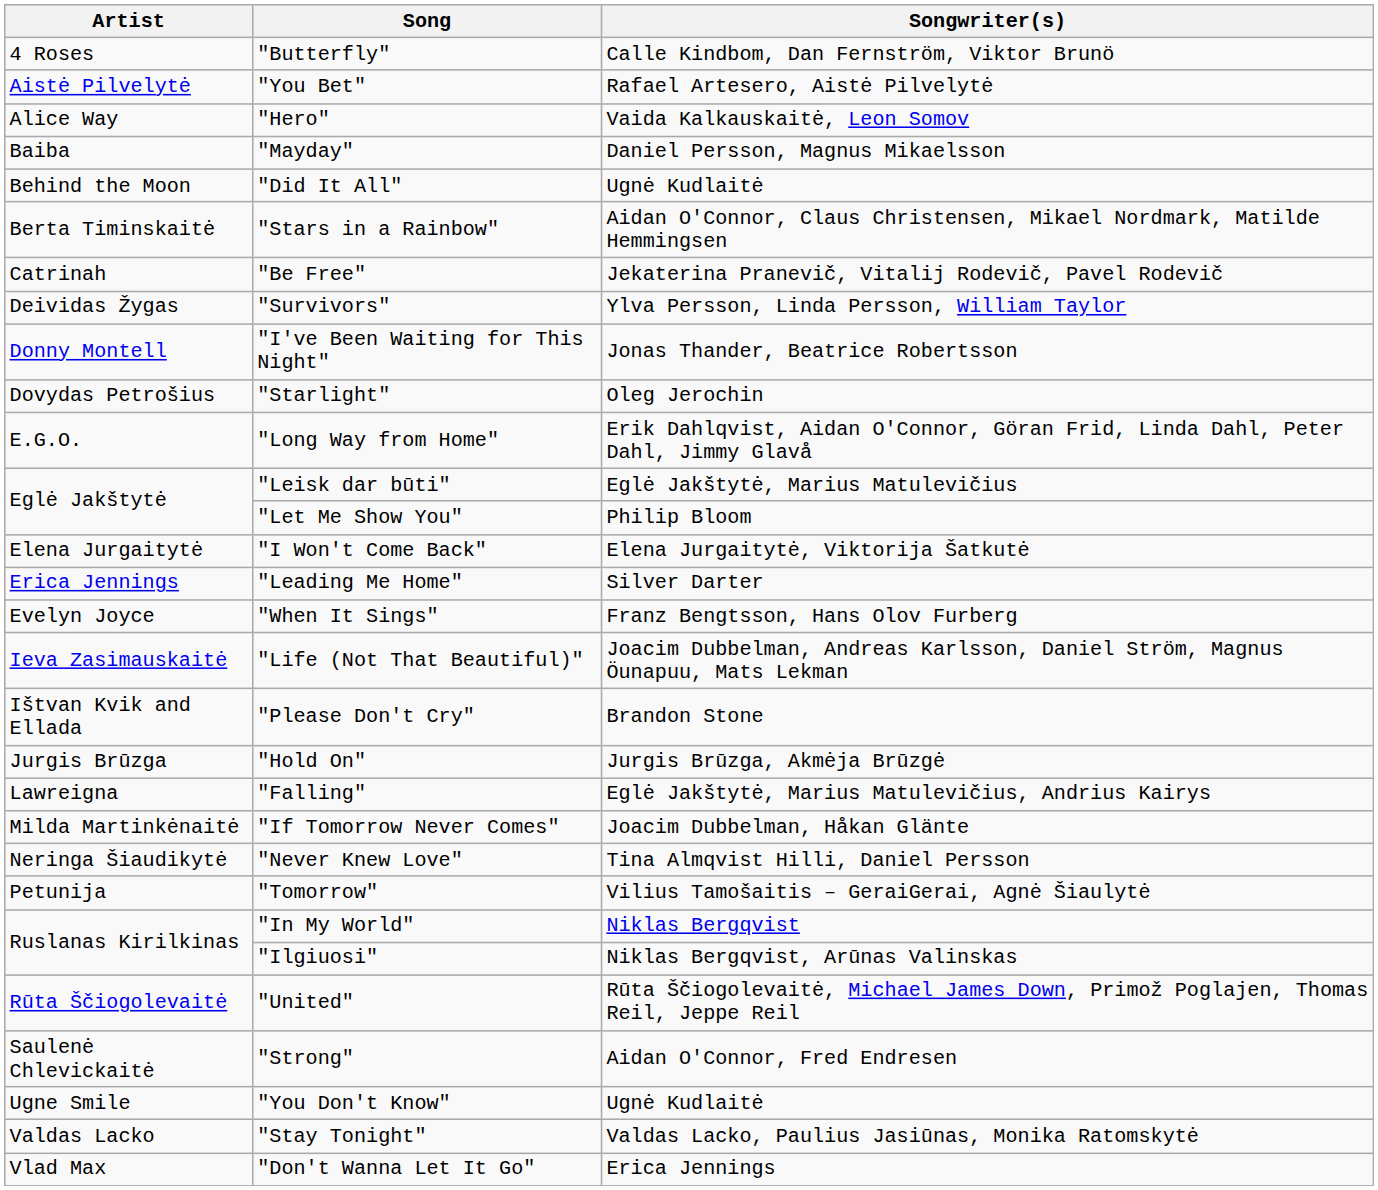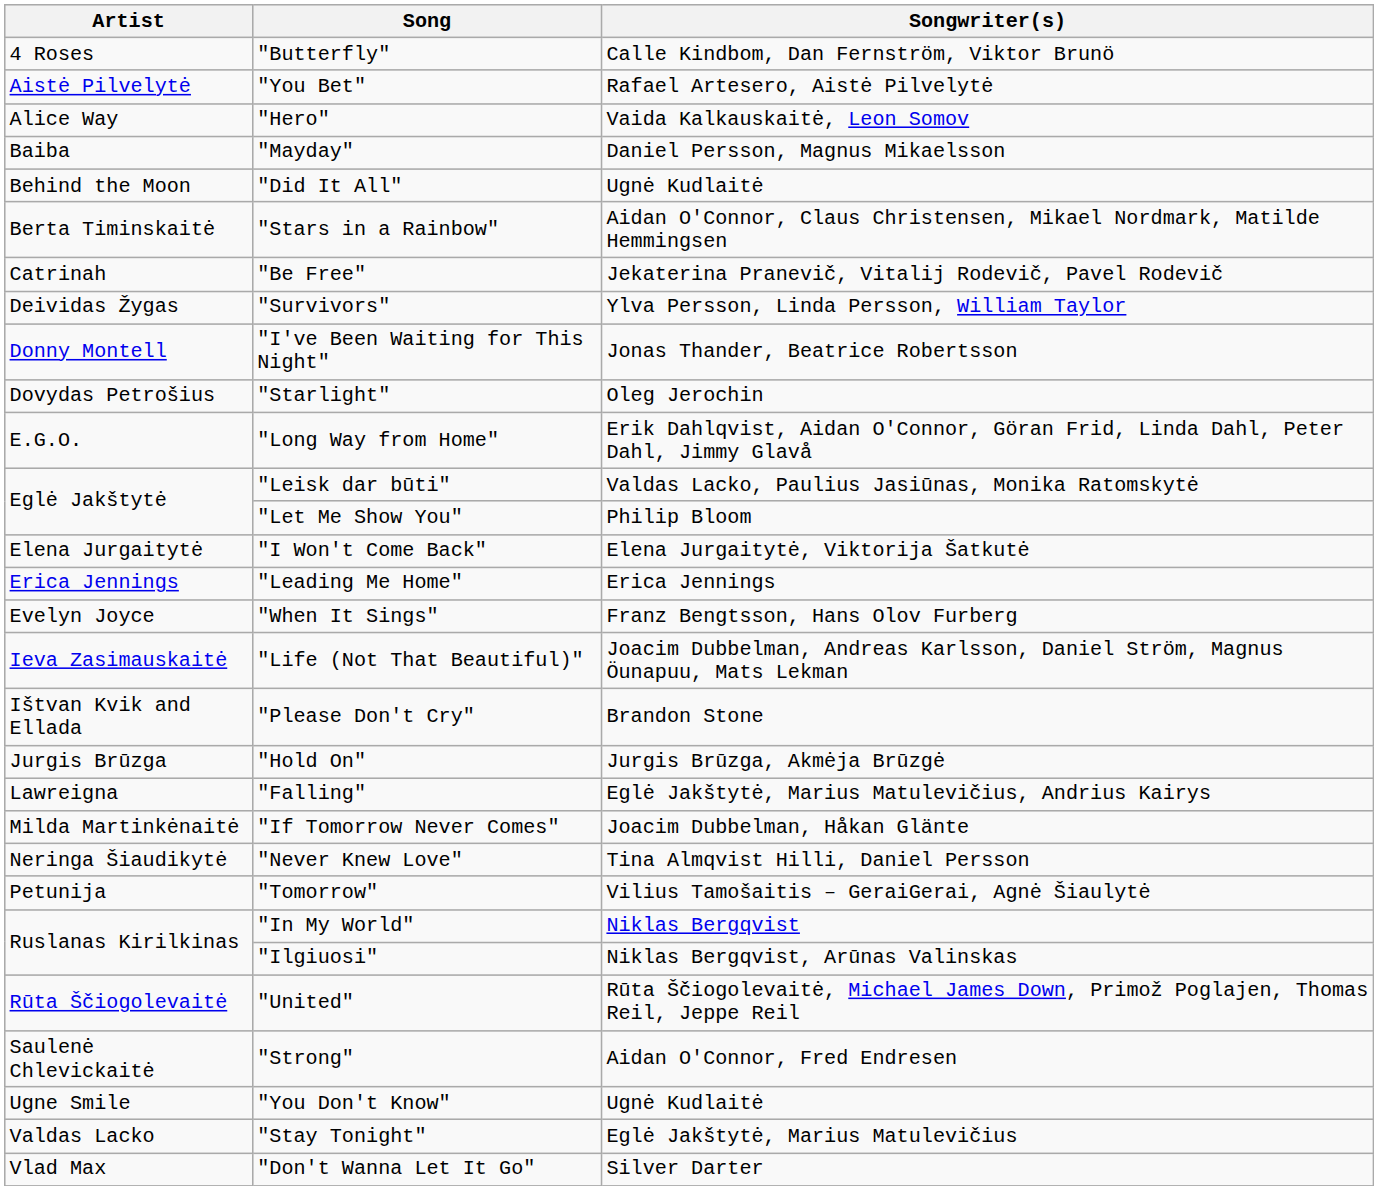(812, 485) Eglė Jakštytė, Marius Matulevičius -> (903, 485) Valdas Lacko, Paulius Jasiūnas, Monika Ratomskytė
(685, 584) Silver Darter -> (691, 584) Erica Jennings
(903, 1136) Valdas Lacko, Paulius Jasiūnas, Monika Ratomskytė -> (812, 1136) Eglė Jakštytė, Marius Matulevičius
(691, 1169) Erica Jennings -> (685, 1169) Silver Darter
